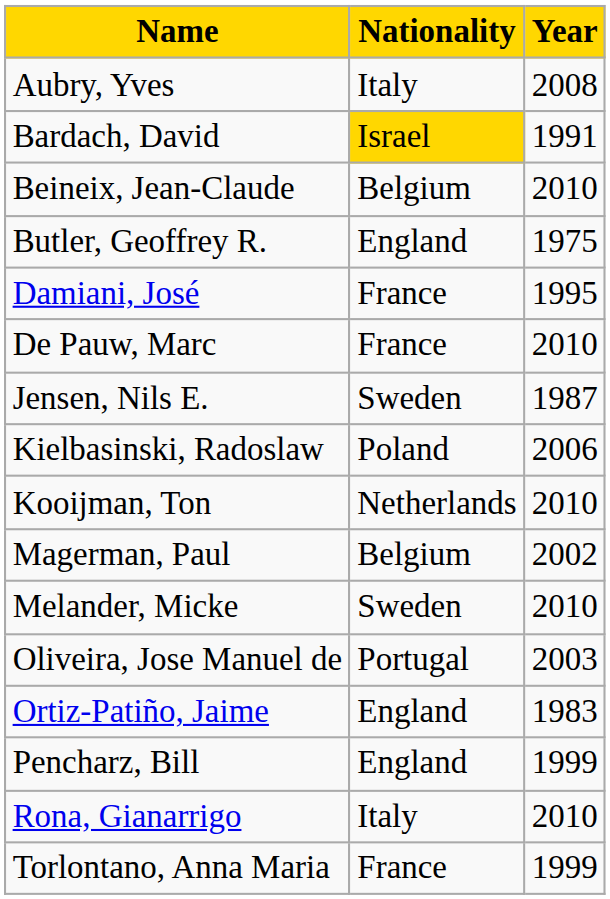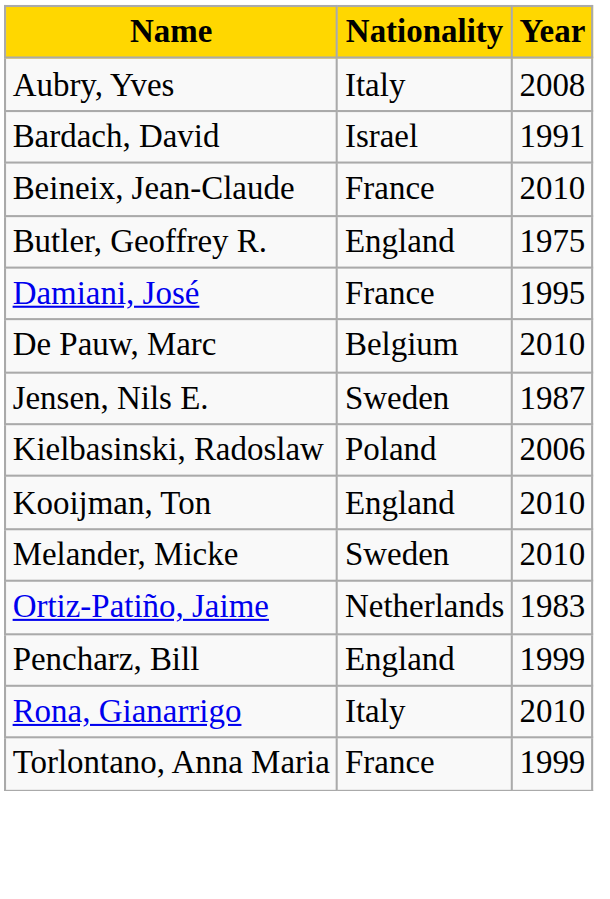(394, 136) gold background -> (382, 136) no background
(414, 188) Belgium -> (390, 188) France
(402, 345) France -> (402, 345) Belgium
(437, 502) Netherlands -> (400, 502) England
- row: (122, 554)
- row: (177, 658)
(412, 711) England -> (425, 606) Netherlands
